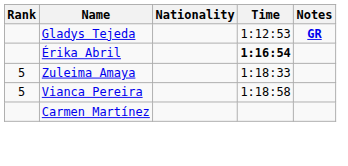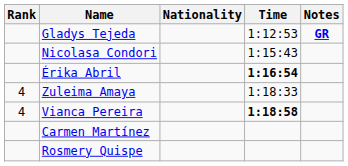+ row: (99, 53)
(22, 73) 5 -> (22, 92) 4
(22, 92) 5 -> (22, 112) 4
(266, 92) normal -> (273, 112) bold
+ row: (92, 151)
